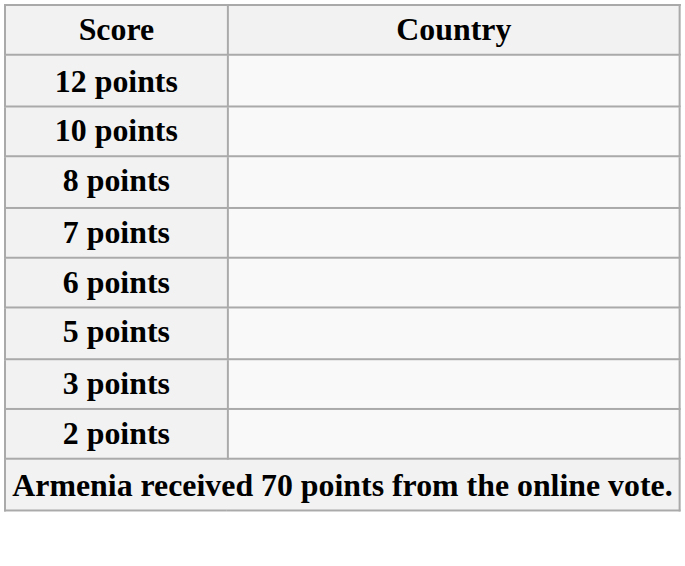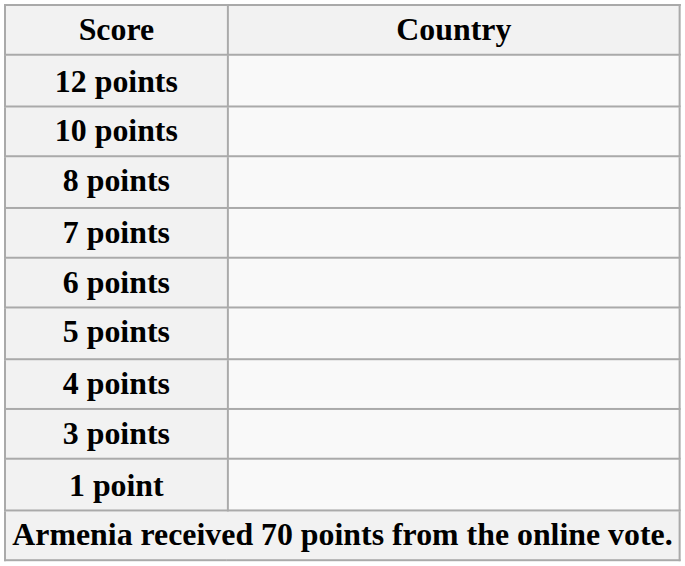+ row: (116, 383)
- row: (116, 433)
+ row: (116, 484)
